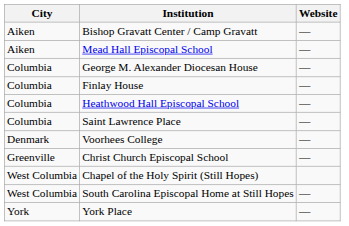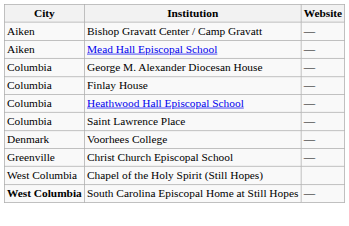(42, 193) normal -> (44, 193) bold
- row: (107, 211)
